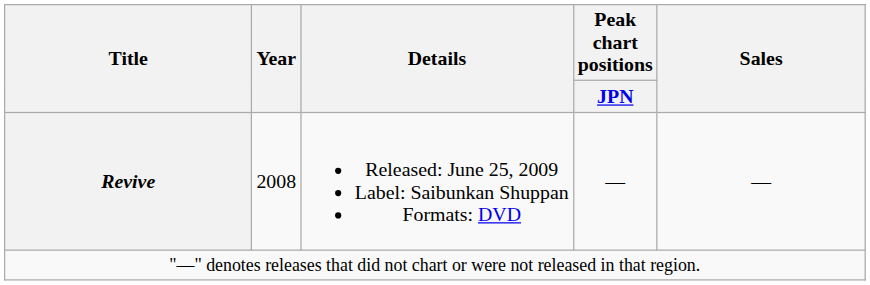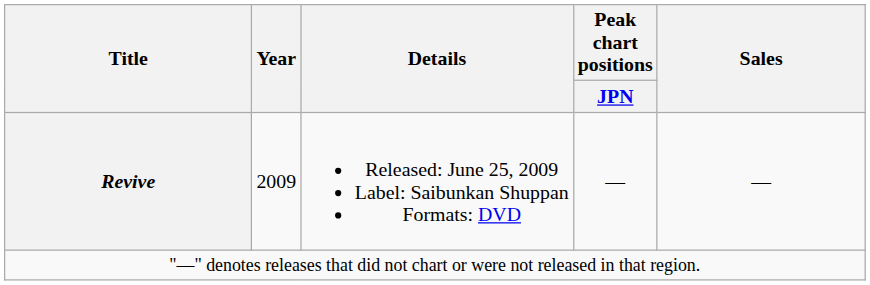(276, 181) 2008 -> (276, 181) 2009
